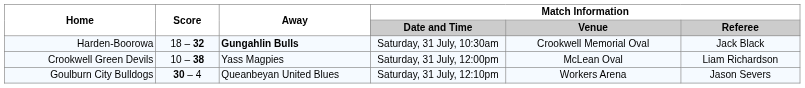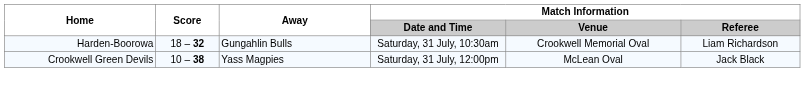(260, 43) bold -> (257, 43) normal
(740, 43) Jack Black -> (740, 43) Liam Richardson
(740, 59) Liam Richardson -> (740, 59) Jack Black
- row: (102, 75)
